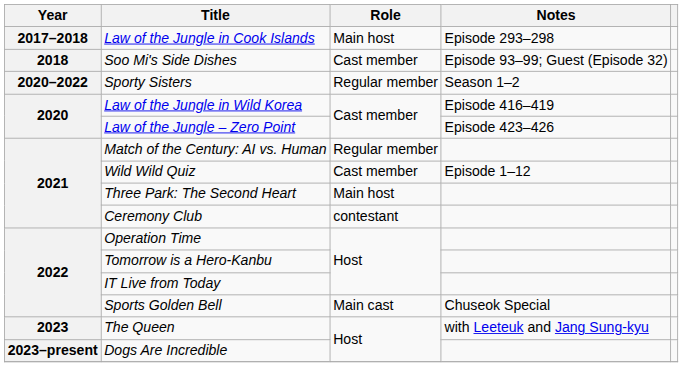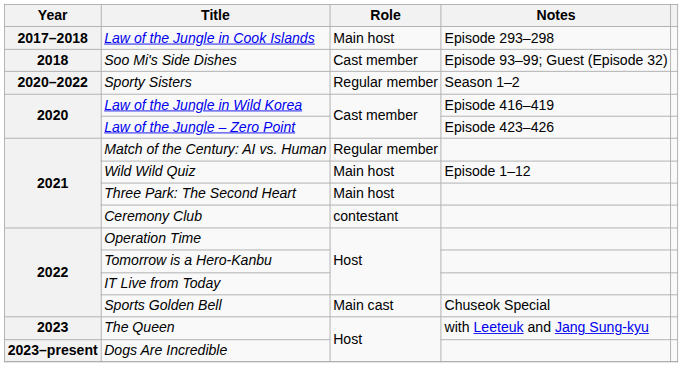(375, 171) Cast member -> (364, 171) Main host
